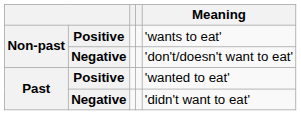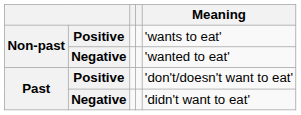(219, 57) 'don't/doesn't want to eat' -> (187, 57) 'wanted to eat'
(187, 78) 'wanted to eat' -> (219, 78) 'don't/doesn't want to eat'
